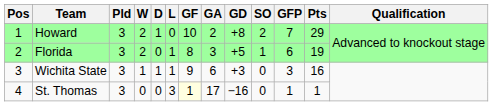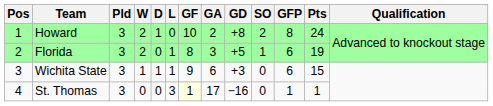(290, 33) 7 -> (290, 33) 8
(317, 33) 29 -> (317, 33) 24
(290, 71) 3 -> (290, 71) 6
(317, 71) 16 -> (317, 71) 15
